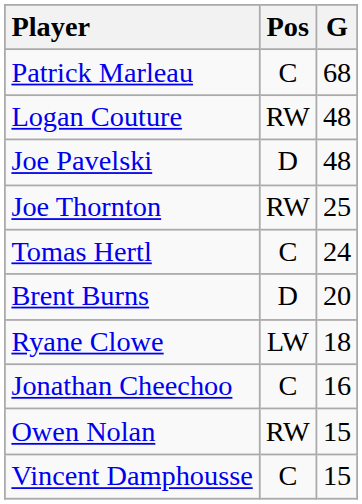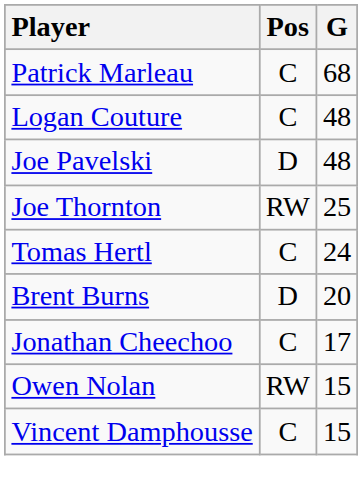(288, 116) RW -> (288, 116) C
- row: (88, 341)
(337, 386) 16 -> (337, 341) 17
